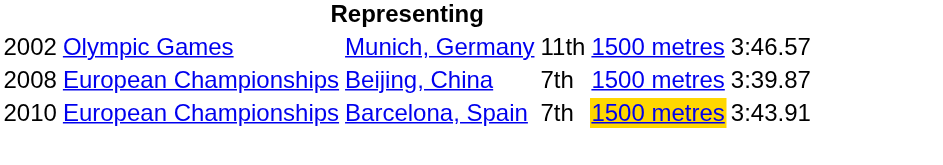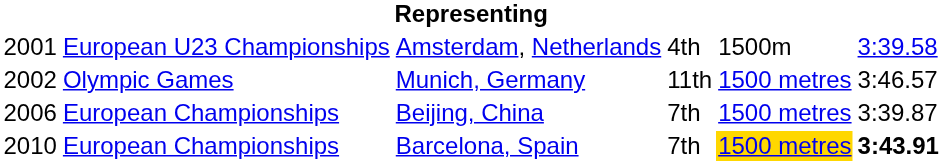+ row: (528, 46)
(30, 79) 2008 -> (30, 112) 2006
(771, 112) normal -> (898, 145) bold
